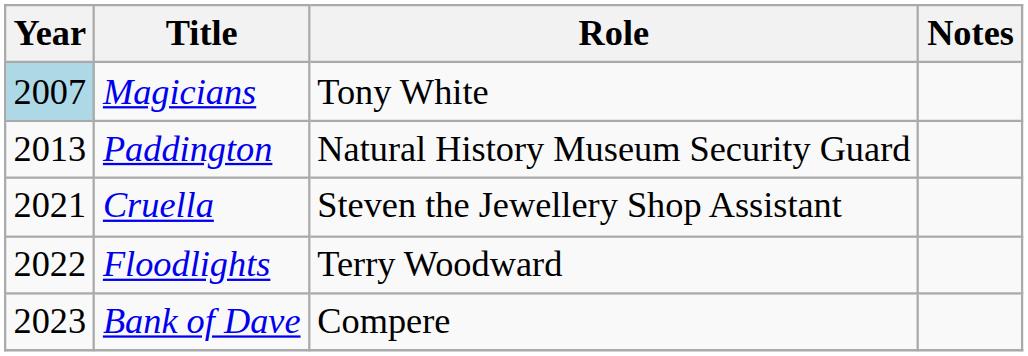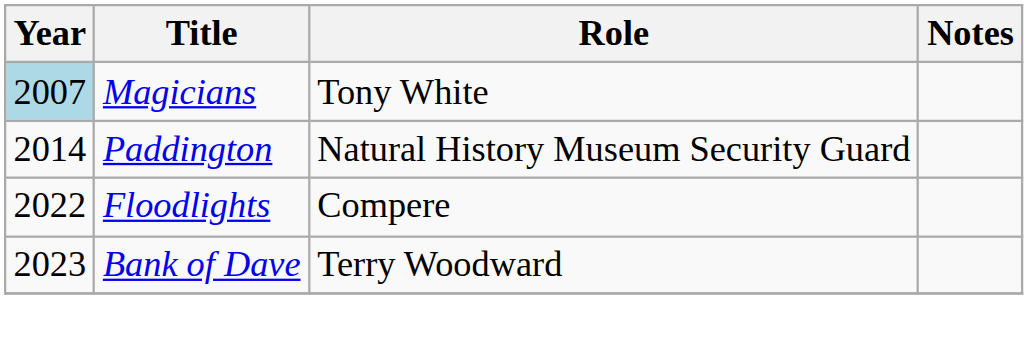(50, 148) 2013 -> (50, 148) 2014
- row: (158, 206)
(440, 263) Terry Woodward -> (384, 206) Compere
(384, 321) Compere -> (440, 263) Terry Woodward
